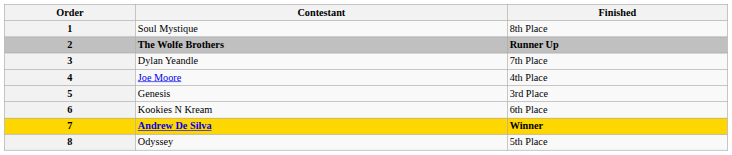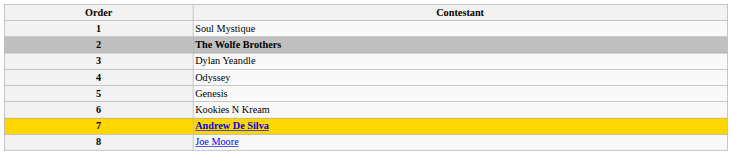- column: (617, 12)
(160, 77) Joe Moore -> (213, 77) Odyssey
(155, 142) Odyssey -> (217, 142) Joe Moore
